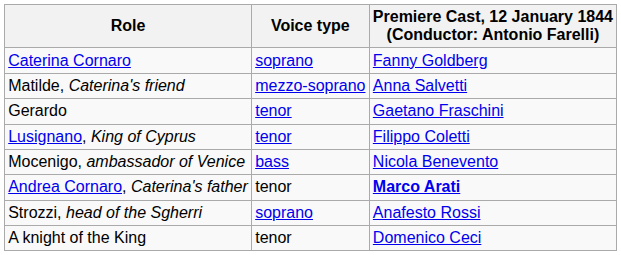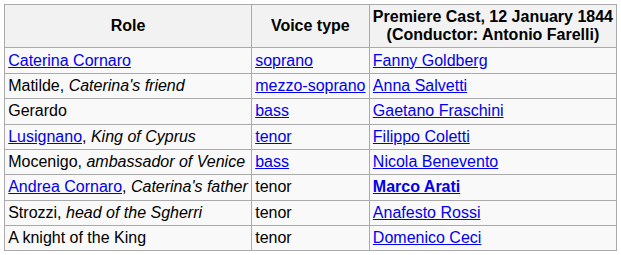(273, 111) tenor -> (272, 111) bass
(284, 212) soprano -> (273, 212) tenor
